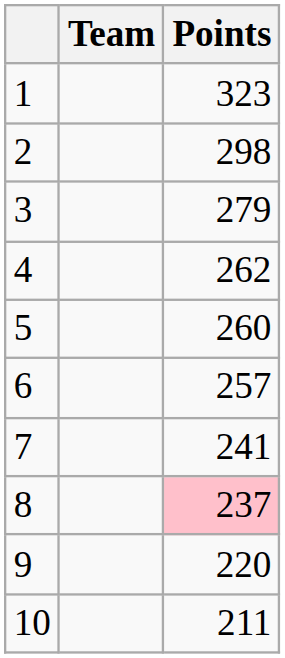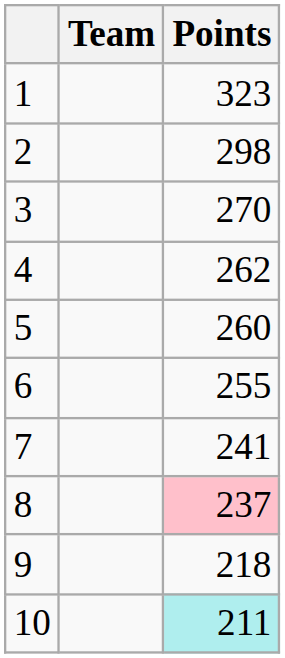(244, 210) 279 -> (244, 210) 270
(244, 387) 257 -> (244, 387) 255
(244, 563) 220 -> (244, 563) 218
(244, 622) no background -> (244, 622) paleturquoise background
